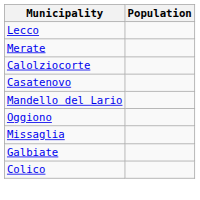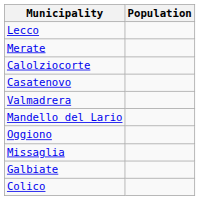+ row: (39, 100)
